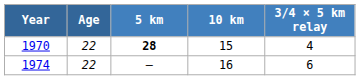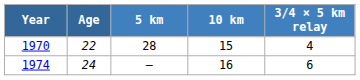(149, 47) bold -> (149, 47) normal
(89, 65) 22 -> (89, 65) 24
